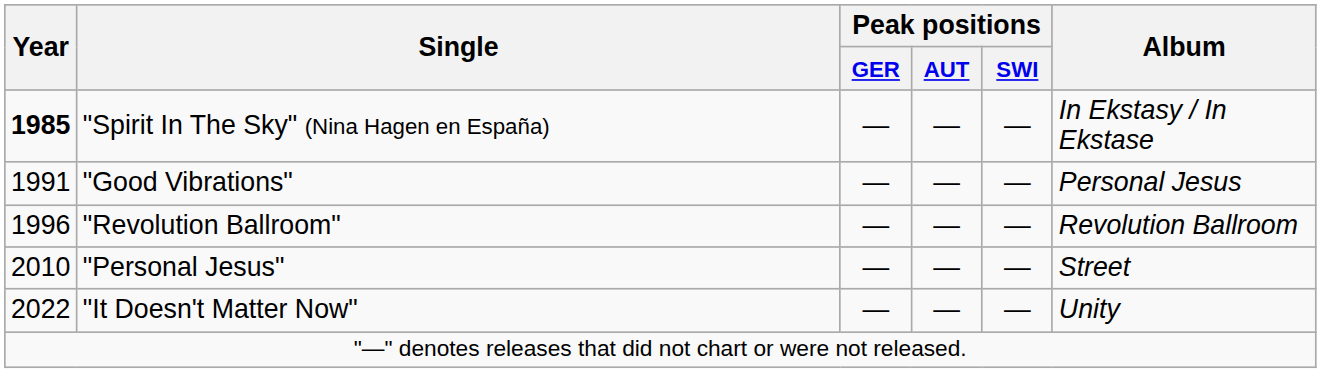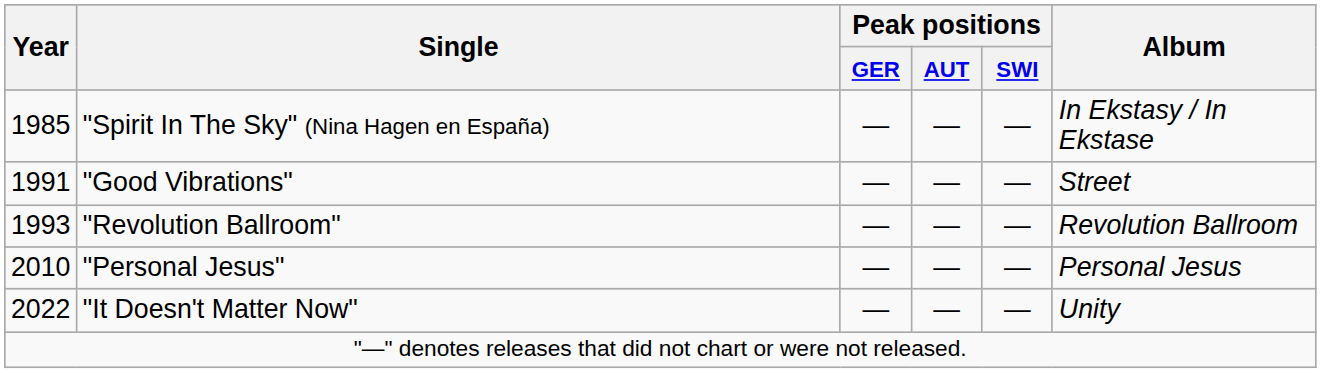(41, 125) bold -> (41, 125) normal
(1150, 182) Personal Jesus -> (1095, 182) Street
(41, 225) 1996 -> (41, 225) 1993
(1095, 267) Street -> (1150, 267) Personal Jesus
